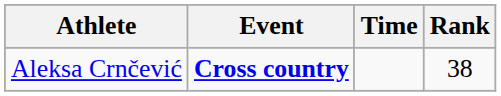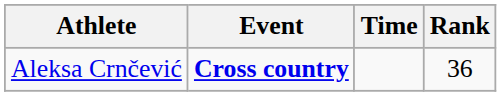(460, 68) 38 -> (460, 68) 36
